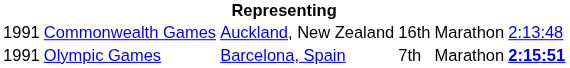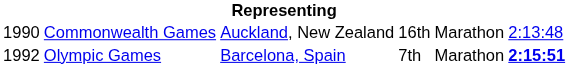(21, 33) 1991 -> (21, 33) 1990
(21, 55) 1991 -> (21, 55) 1992
